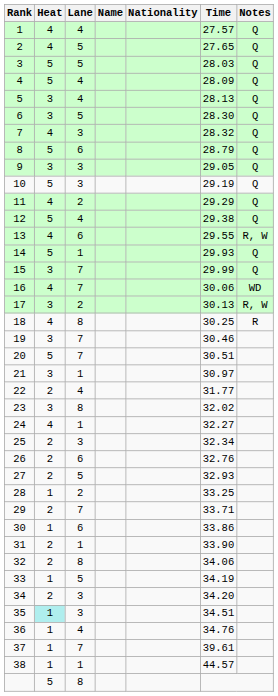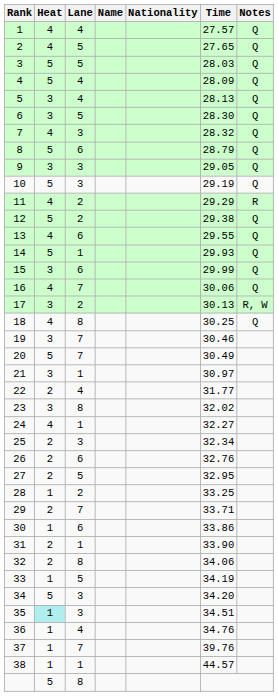(255, 202) Q -> (255, 202) R
(80, 219) 4 -> (80, 219) 2
(255, 236) R, W -> (255, 236) Q
(80, 270) 7 -> (80, 270) 6
(255, 288) WD -> (255, 288) Q
(255, 322) R -> (255, 322) Q
(218, 356) 30.51 -> (218, 356) 30.49
(218, 476) 32.93 -> (218, 476) 32.95
(50, 596) 2 -> (50, 596) 5
(218, 648) 39.61 -> (218, 648) 39.76
